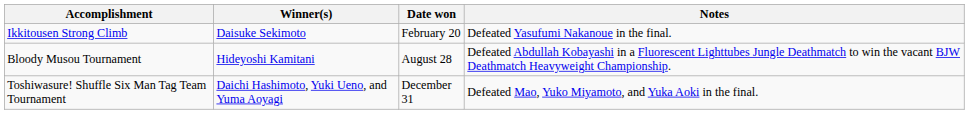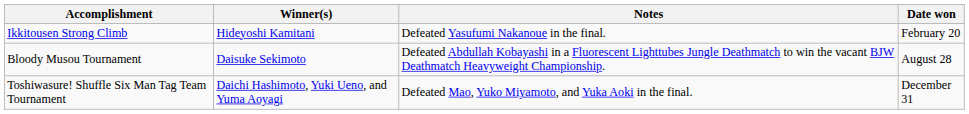columns swapped: (432, 14) <-> (714, 14)
(261, 33) Daisuke Sekimoto -> (266, 33) Hideyoshi Kamitani
(266, 59) Hideyoshi Kamitani -> (261, 59) Daisuke Sekimoto
